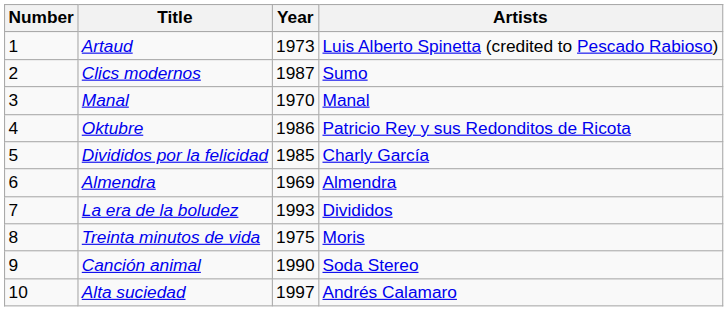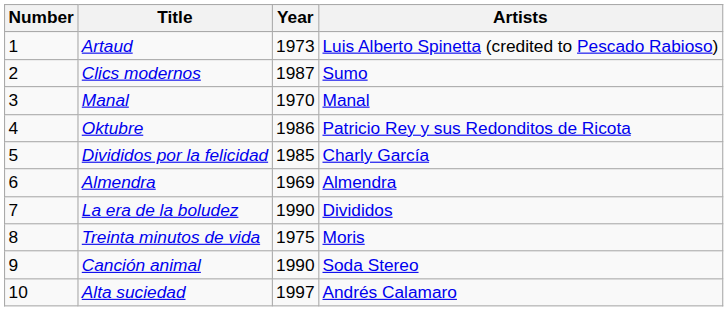(295, 210) 1993 -> (295, 210) 1990
